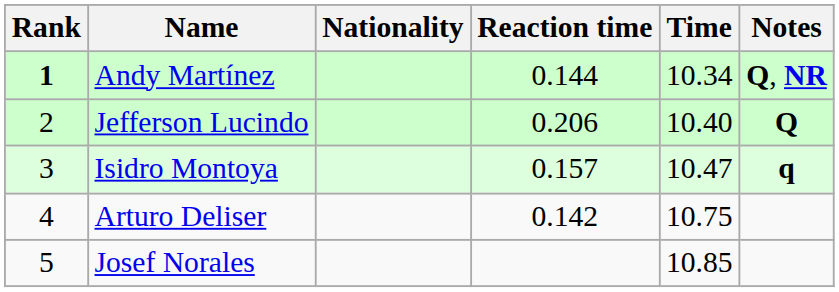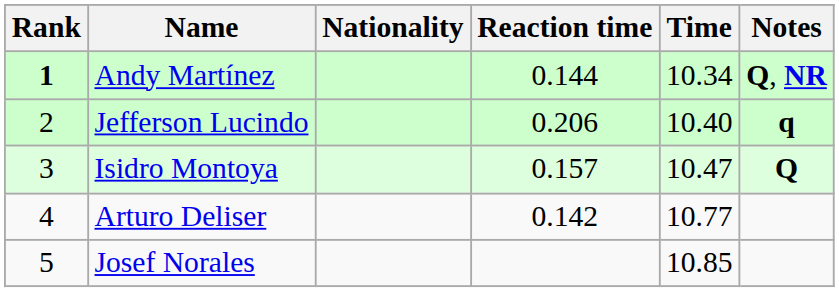(786, 121) Q -> (786, 121) q
(786, 168) q -> (786, 168) Q
(699, 215) 10.75 -> (699, 215) 10.77
